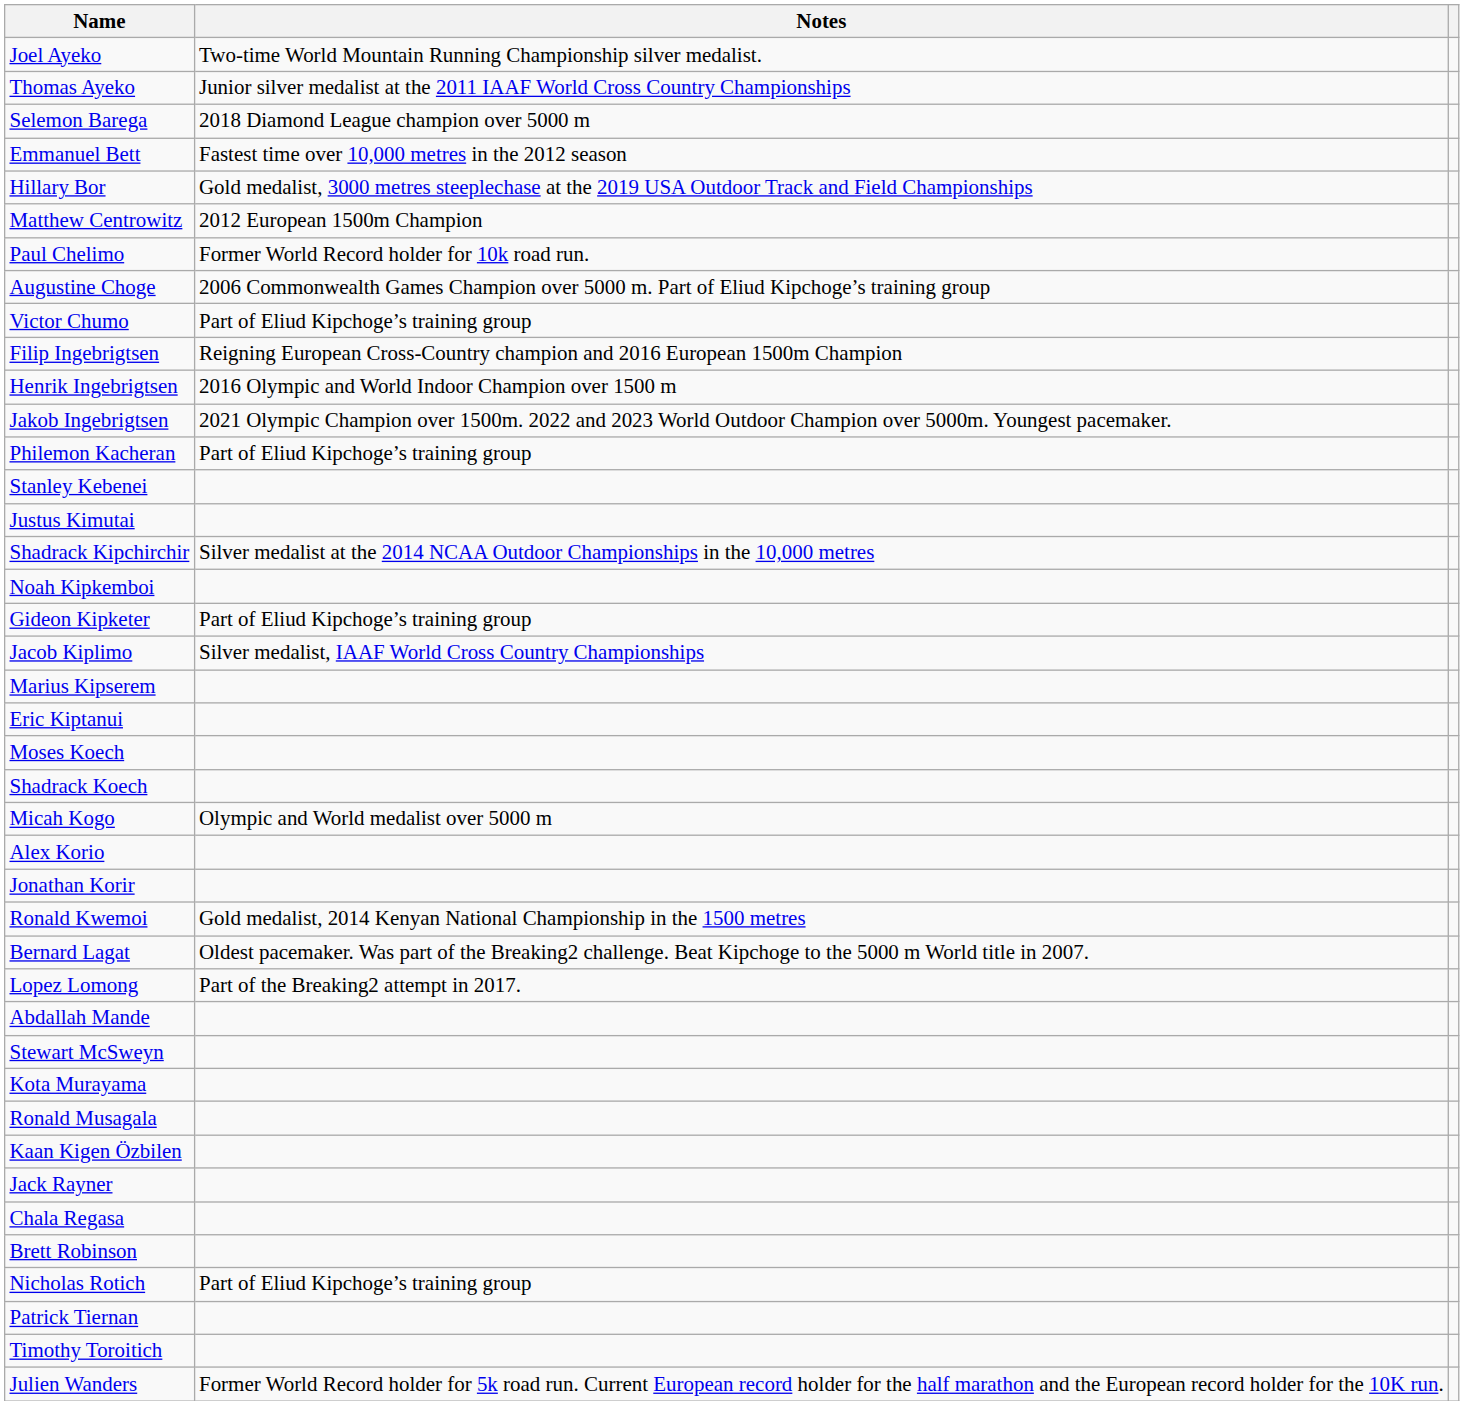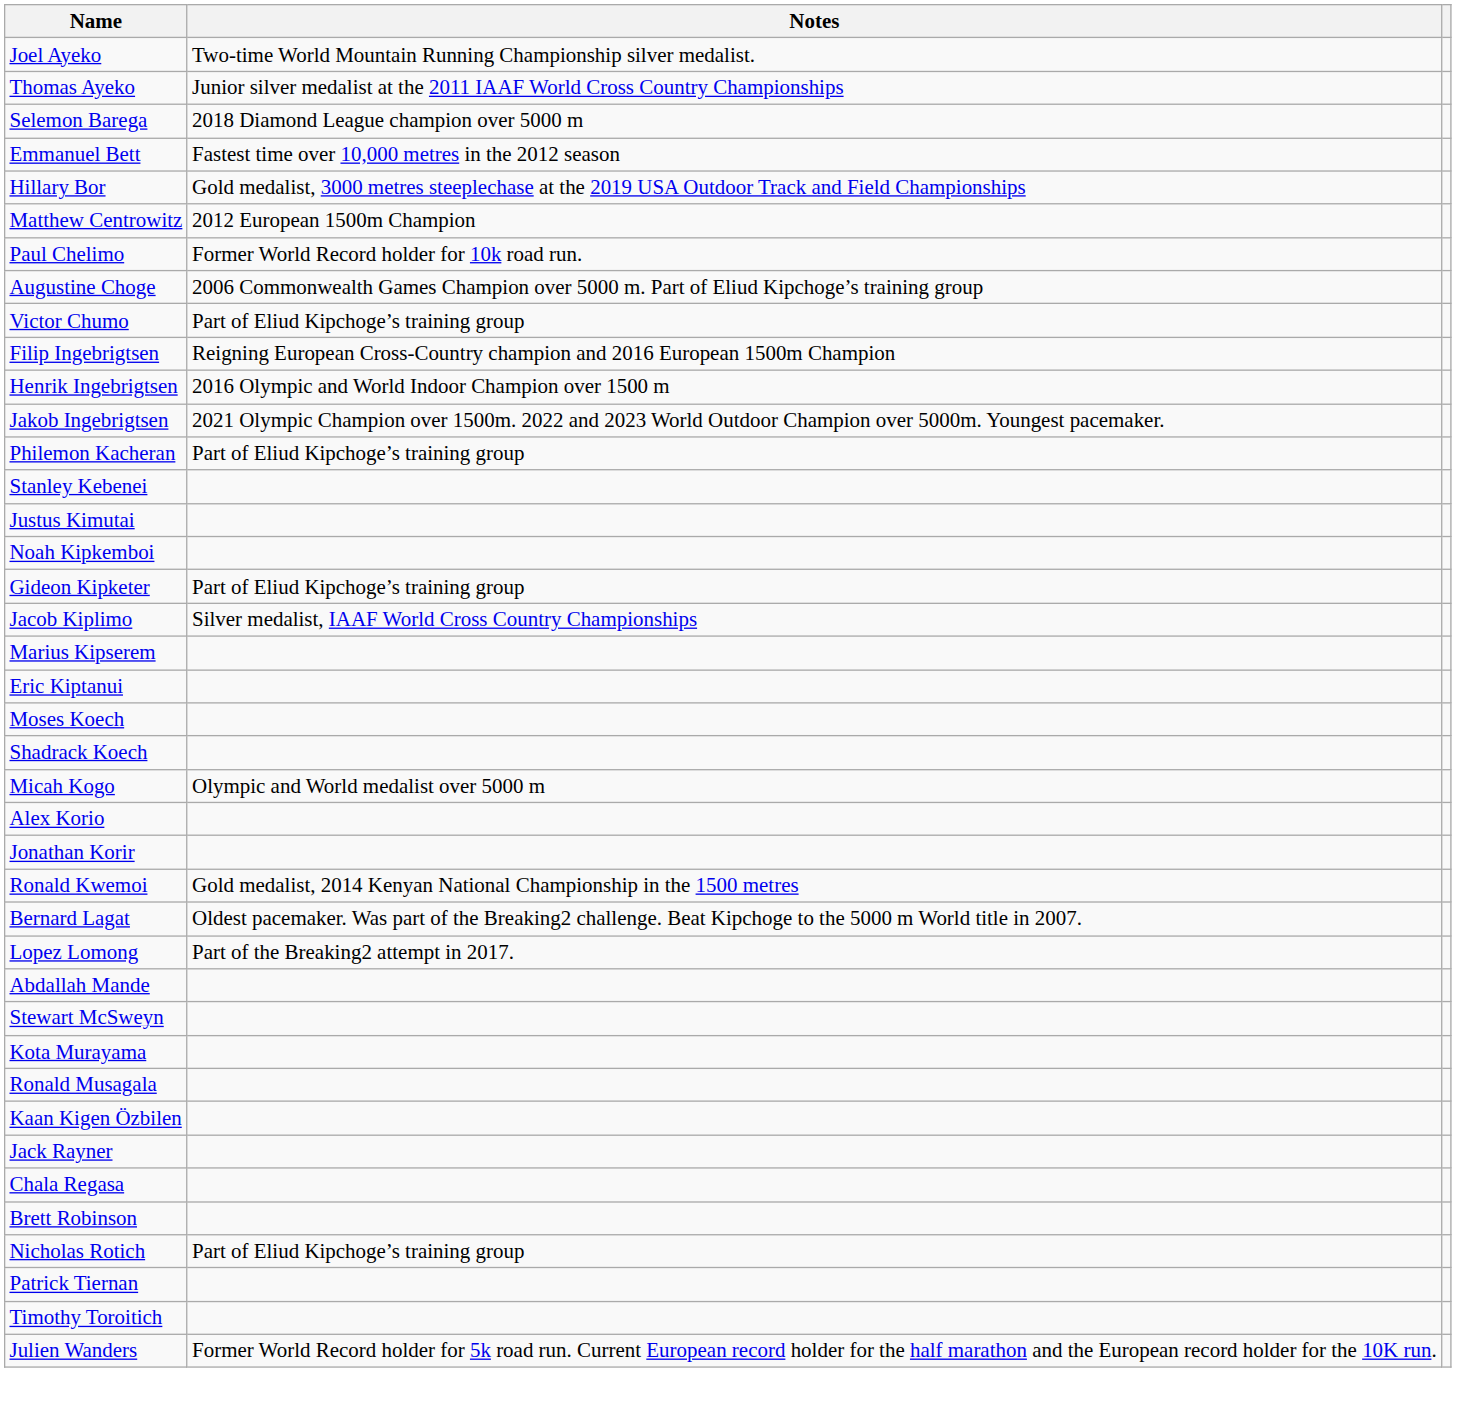- row: (99, 552)
